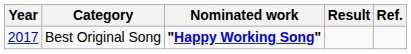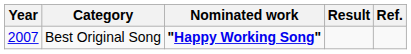(23, 37) 2017 -> (23, 37) 2007
